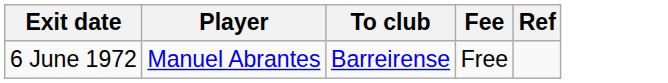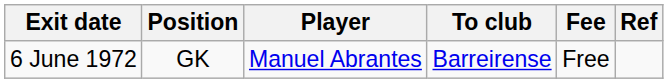+ column: (193, 22)
